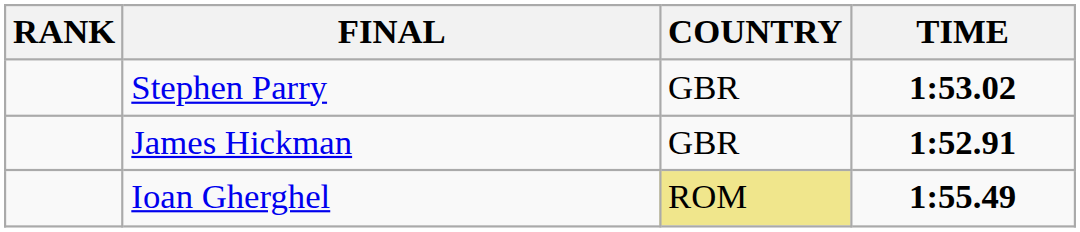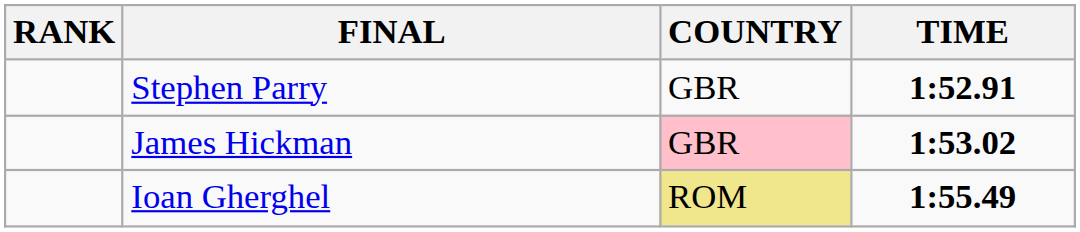(963, 87) 1:53.02 -> (963, 87) 1:52.91
(704, 142) no background -> (704, 142) pink background
(963, 142) 1:52.91 -> (963, 142) 1:53.02
